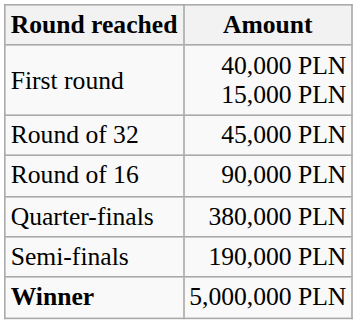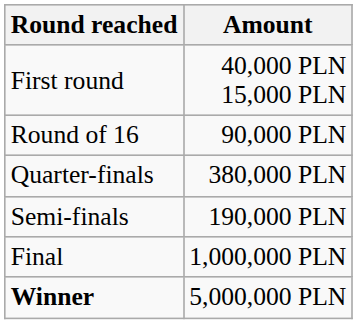- row: (75, 134)
+ row: (37, 256)
